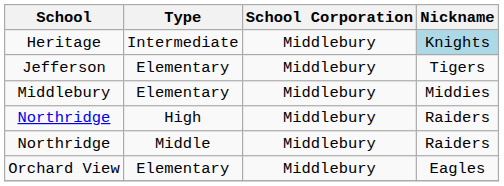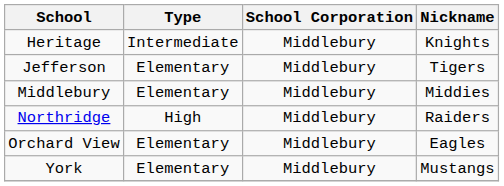(457, 42) lightblue background -> (457, 42) no background
- row: (64, 143)
+ row: (64, 168)
